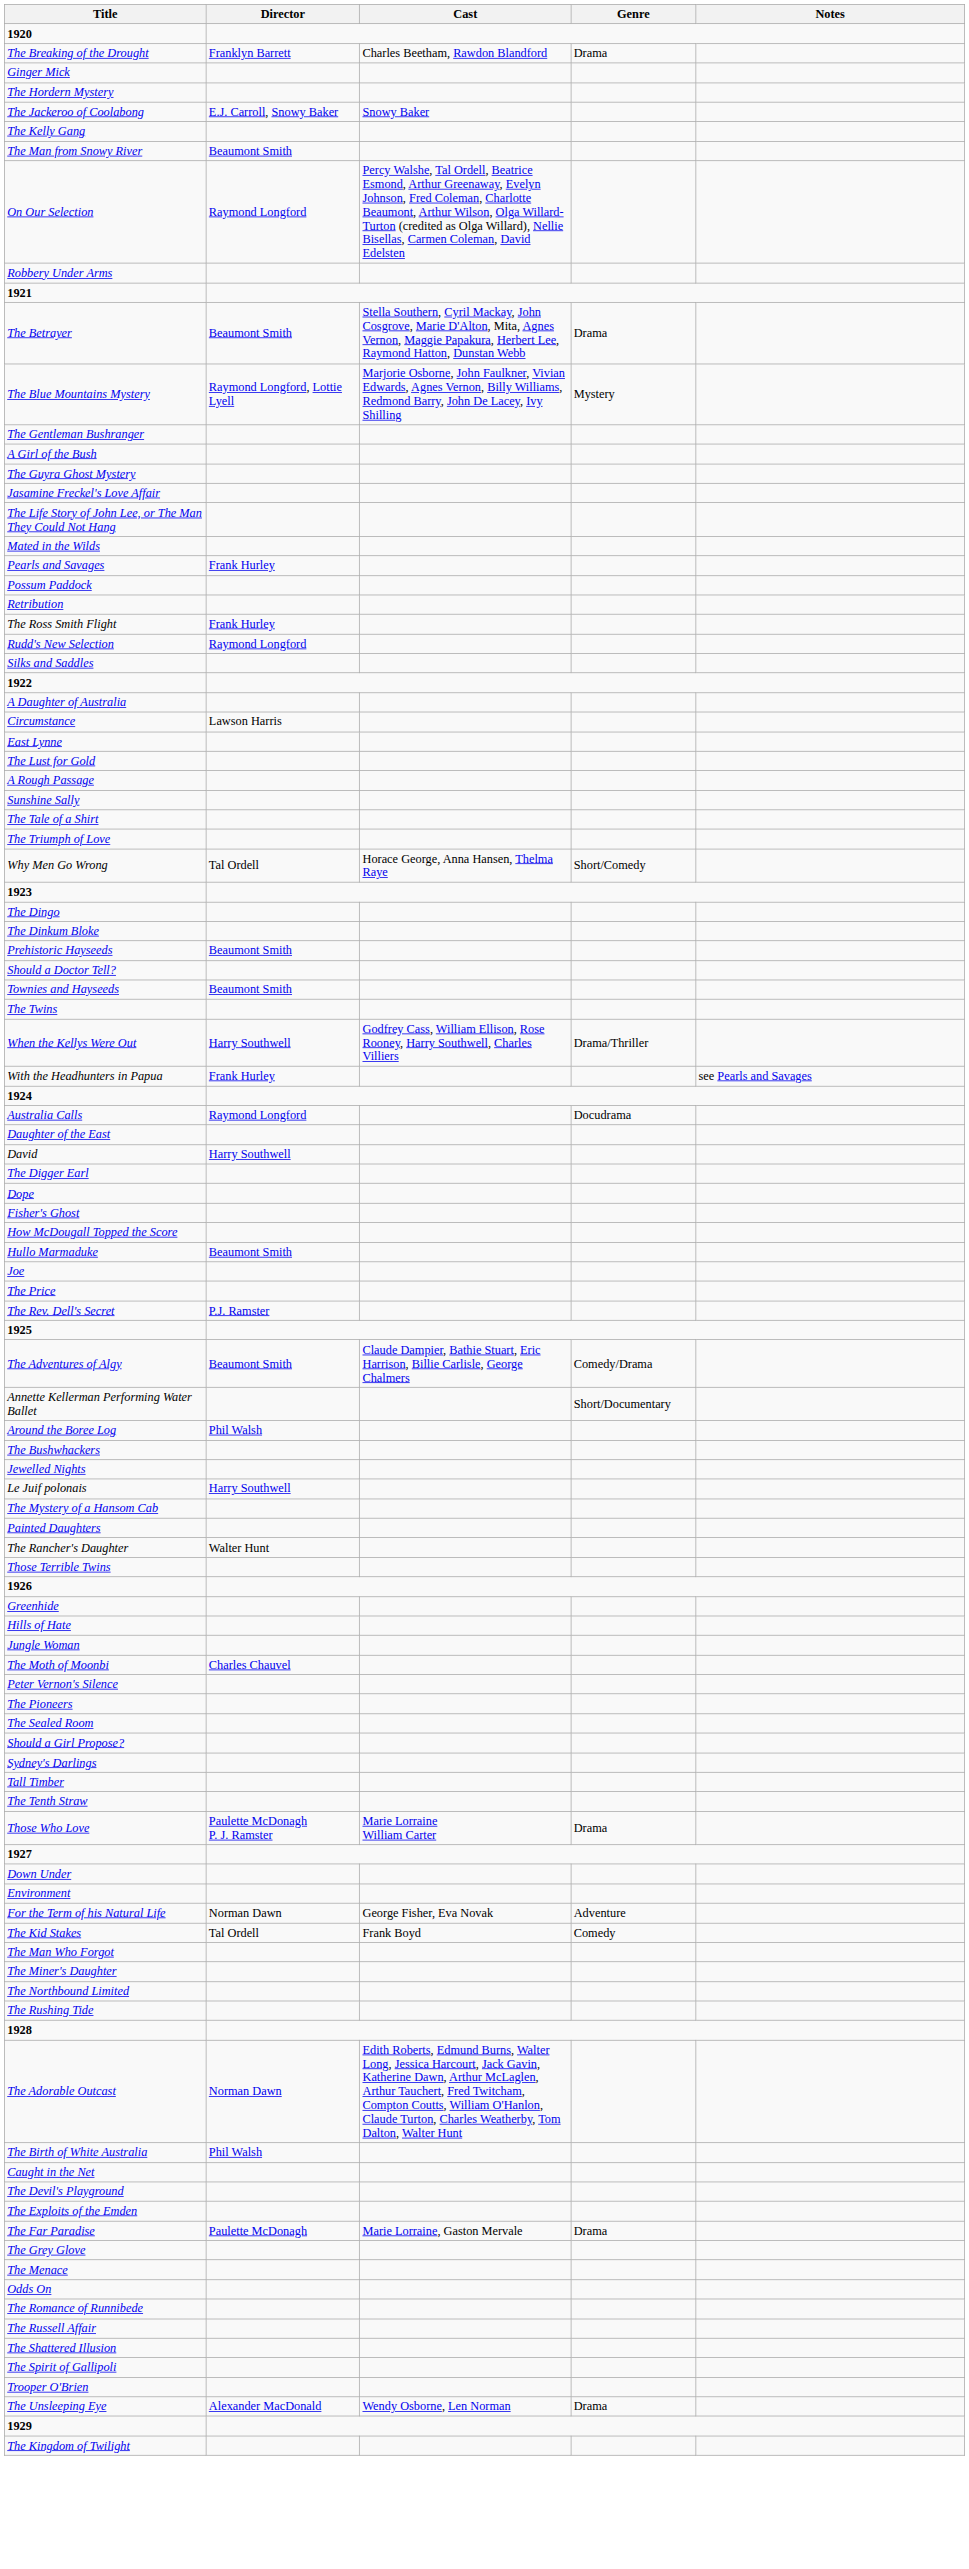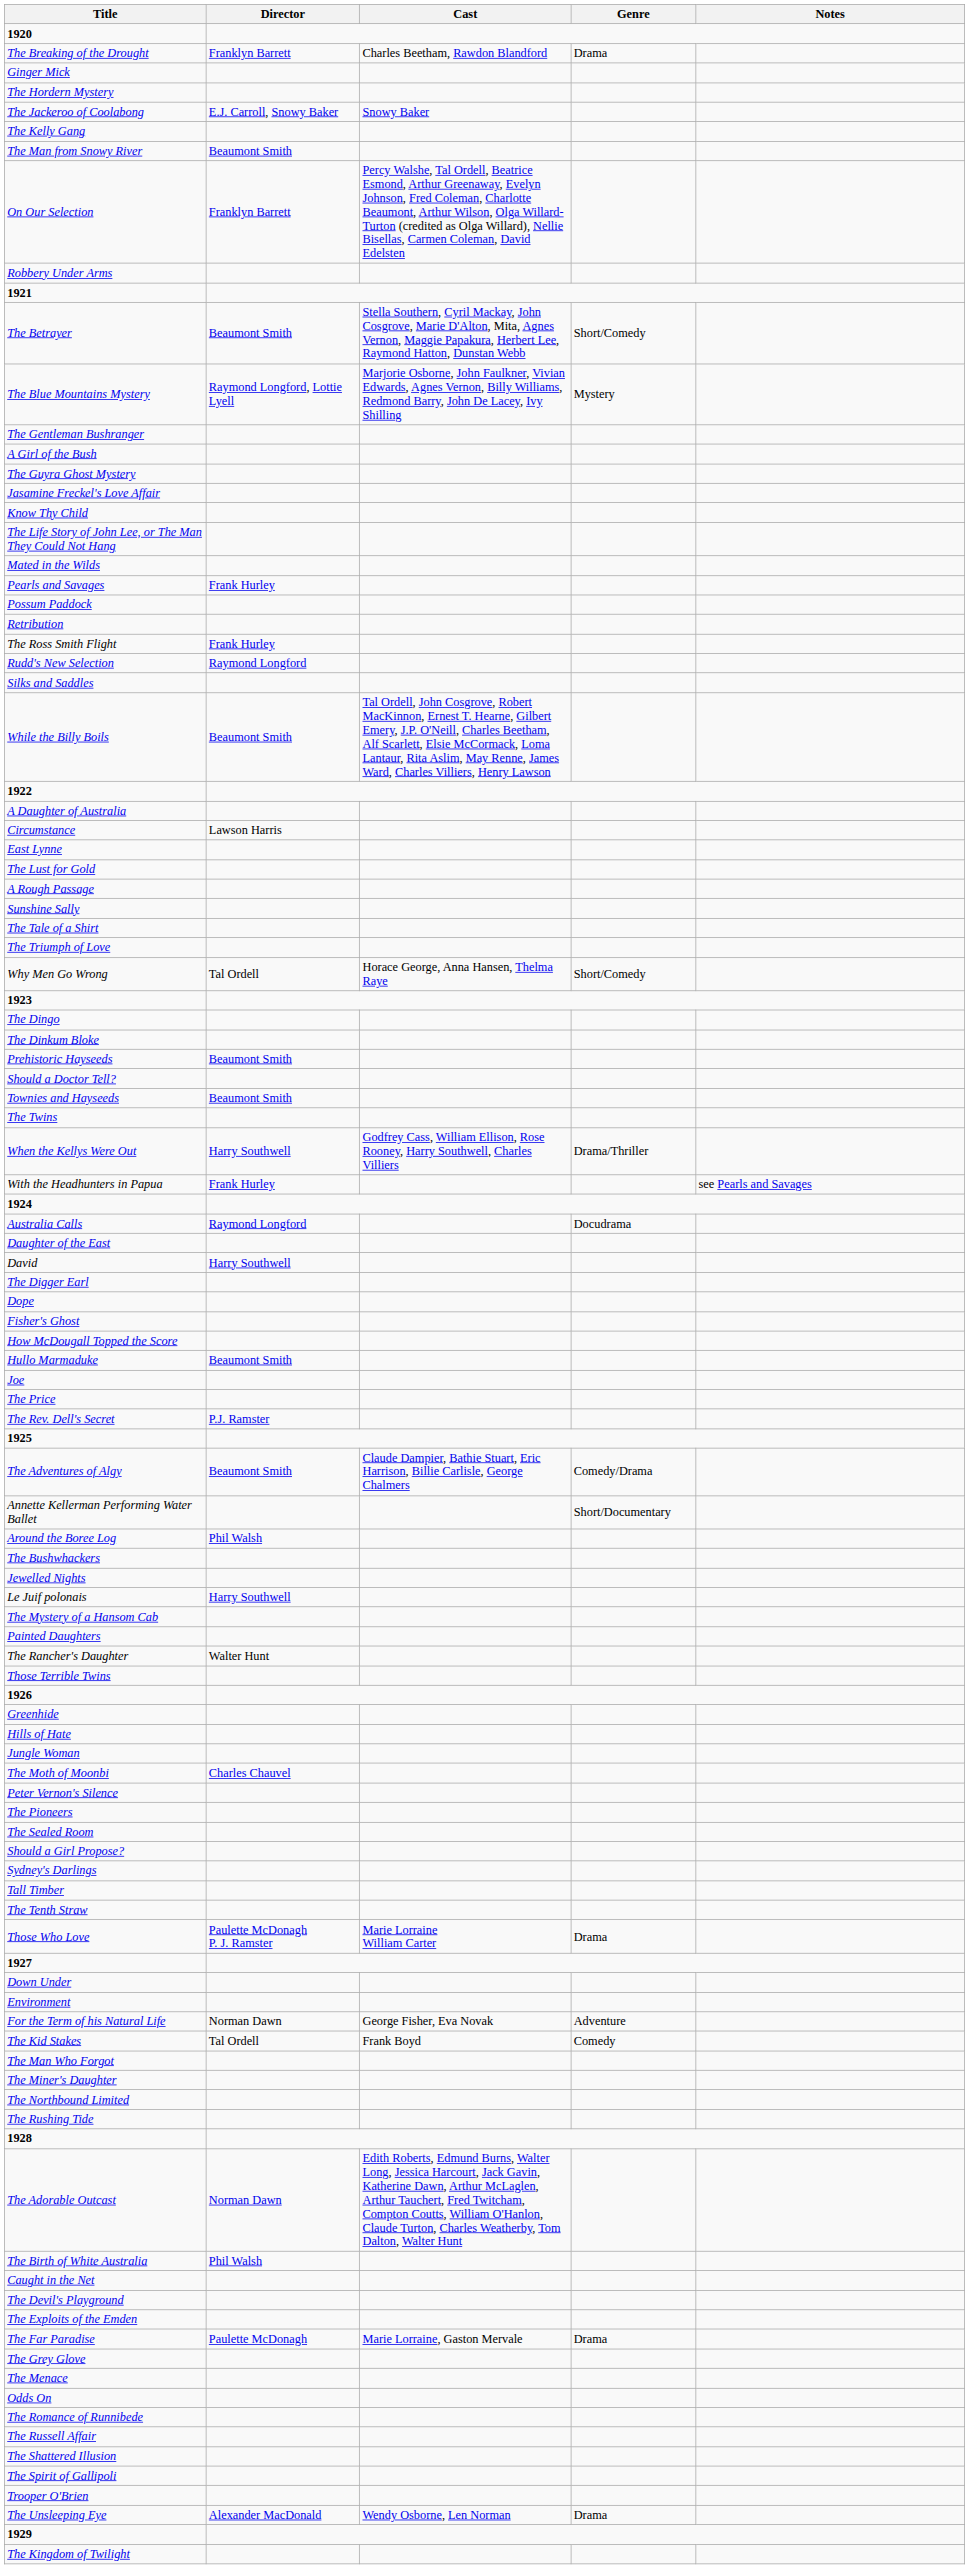(258, 212) Raymond Longford -> (250, 212) Franklyn Barrett
(590, 333) Drama -> (610, 333) Short/Comedy
+ row: (48, 512)
+ row: (58, 737)
